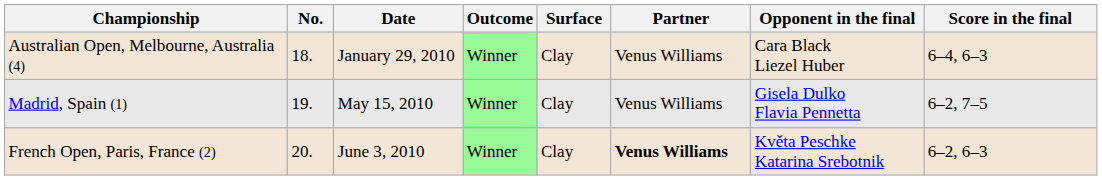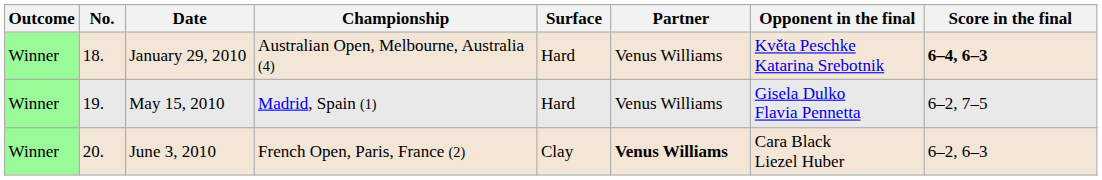columns swapped: (500, 17) <-> (146, 17)
(557, 55) Clay -> (558, 55) Hard
(800, 55) Cara Black Liezel Huber -> (819, 55) Květa Peschke Katarina Srebotnik
(958, 55) normal -> (958, 55) bold
(557, 102) Clay -> (558, 102) Hard
(819, 150) Květa Peschke Katarina Srebotnik -> (800, 150) Cara Black Liezel Huber
